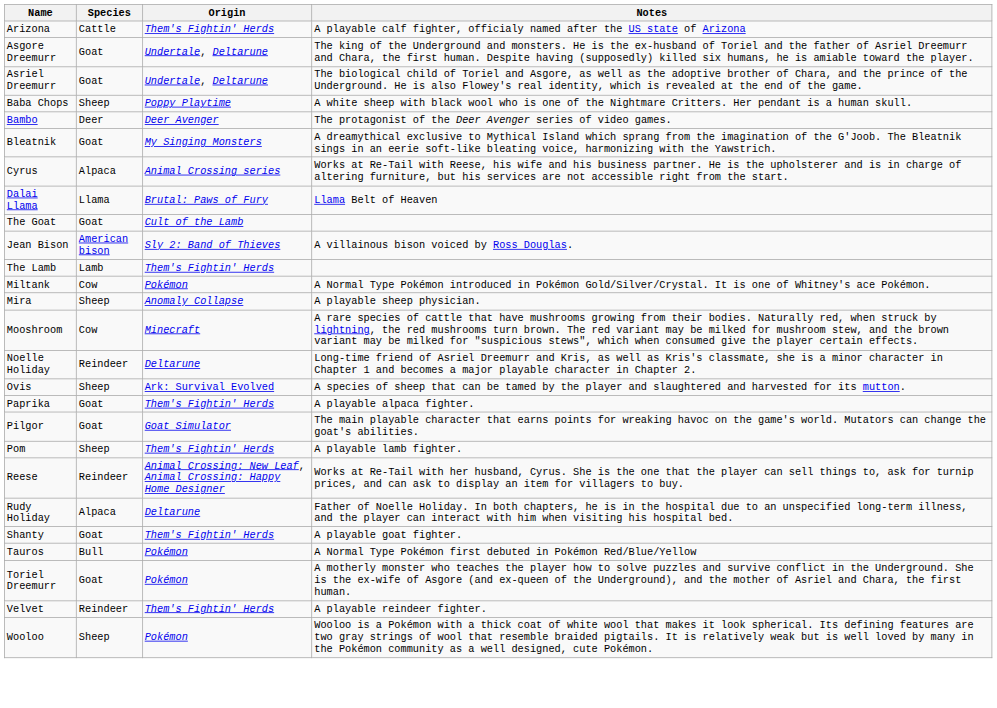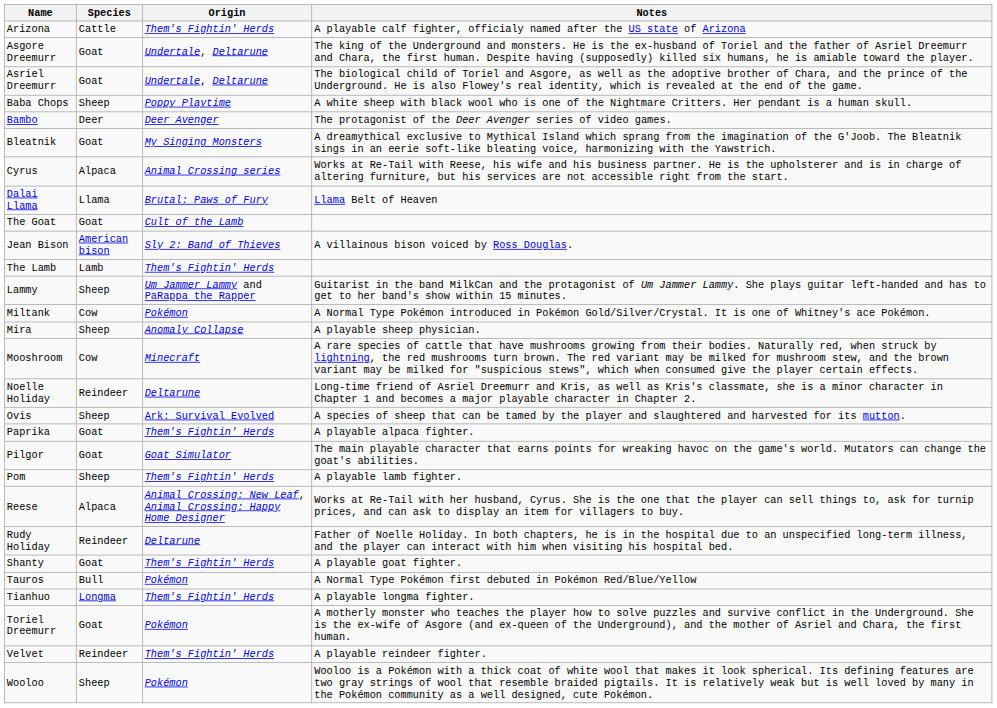+ row: (22, 291)
(104, 478) Reindeer -> (97, 506) Alpaca
(97, 512) Alpaca -> (104, 541) Reindeer
+ row: (28, 597)
